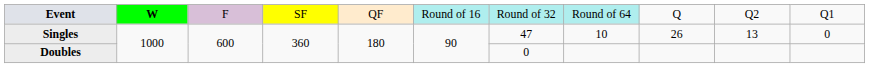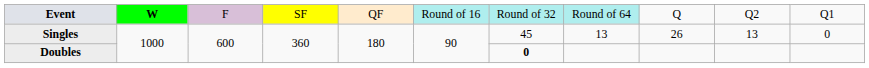(526, 34) 47 -> (526, 34) 45
(601, 34) 10 -> (601, 34) 13
(526, 53) normal -> (526, 53) bold
